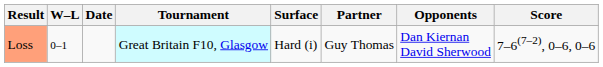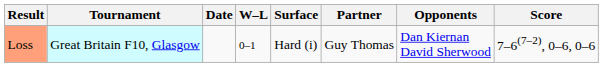columns swapped: (65, 15) <-> (193, 15)
